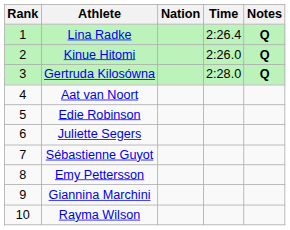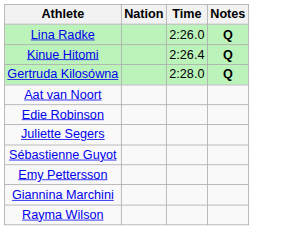- column: (23, 14)
(224, 34) 2:26.4 -> (187, 34) 2:26.0
(224, 54) 2:26.0 -> (187, 54) 2:26.4
